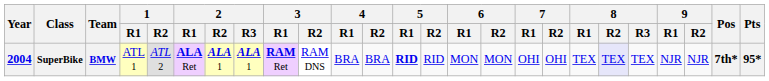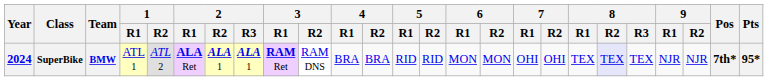(19, 59) 2004 -> (19, 59) 2024
(407, 59) bold -> (406, 59) normal
